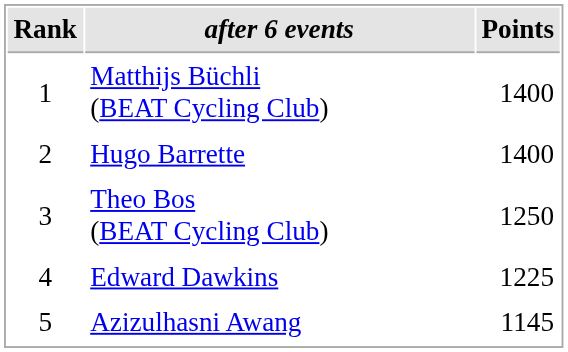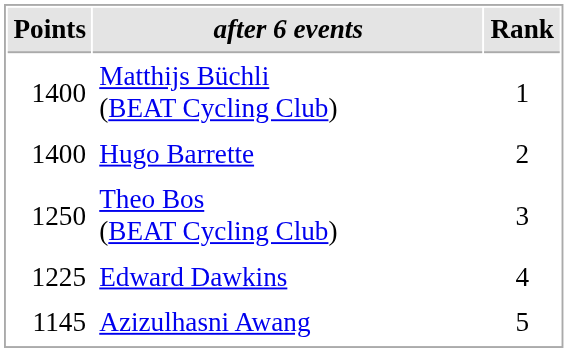columns swapped: (45, 29) <-> (518, 29)
